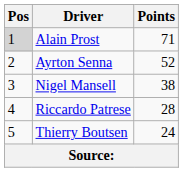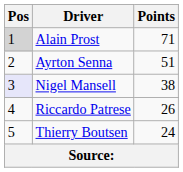(168, 62) 52 -> (168, 62) 51
(11, 86) no background -> (11, 86) lavender background
(168, 109) 28 -> (168, 109) 26
